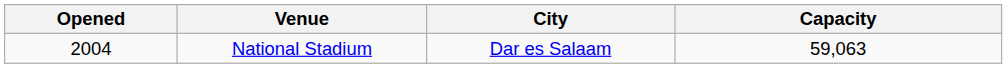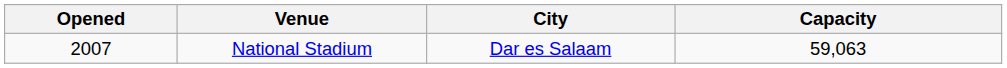(91, 48) 2004 -> (91, 48) 2007
